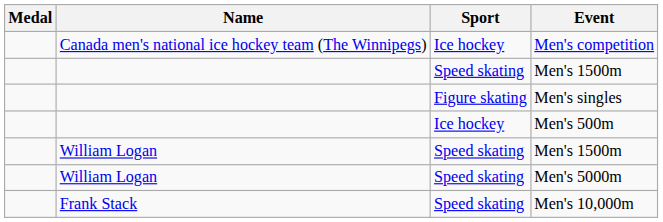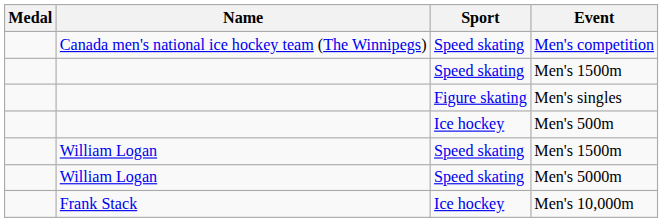(469, 44) Ice hockey -> (479, 44) Speed skating
(479, 204) Speed skating -> (469, 204) Ice hockey
